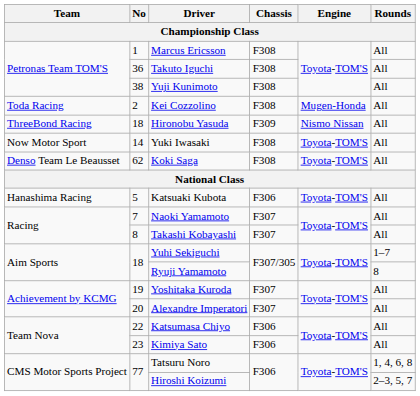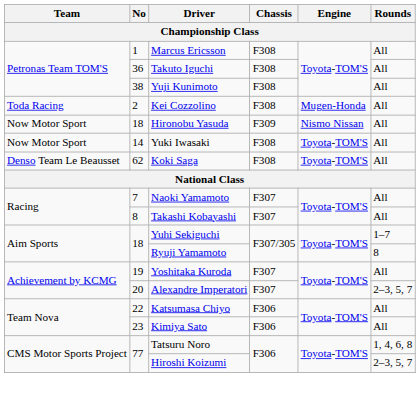(49, 123) ThreeBond Racing -> (47, 123) Now Motor Sport
- row: (189, 197)
(380, 307) All -> (393, 289) 2–3, 5, 7
